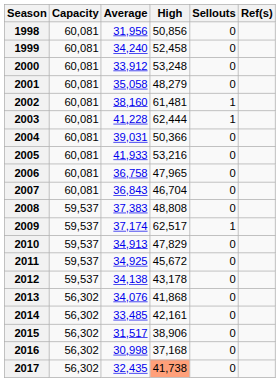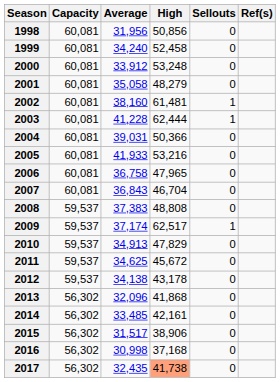(130, 262) 34,925 -> (130, 262) 34,625
(130, 297) 34,076 -> (130, 297) 32,096
